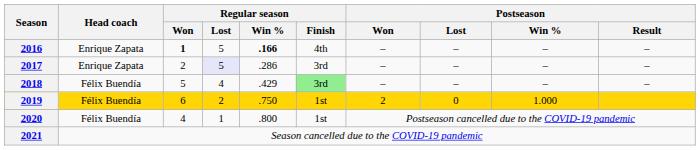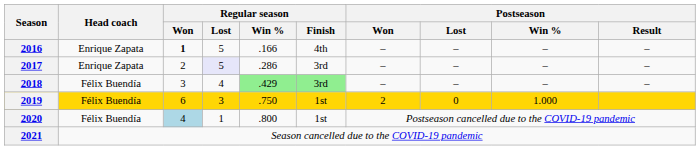(268, 48) bold -> (268, 48) normal
(183, 83) 5 -> (183, 83) 3
(268, 83) no background -> (268, 83) lightgreen background
(221, 101) 2 -> (221, 101) 3
(183, 118) no background -> (183, 118) lightblue background
